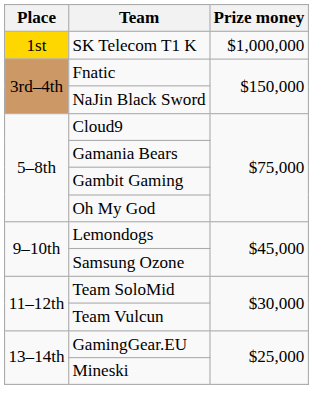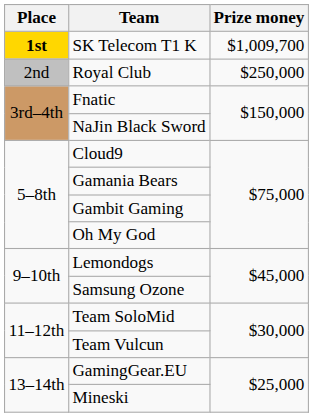(37, 45) normal -> (37, 45) bold
(266, 45) $1,000,000 -> (266, 45) $1,009,700
+ row: (112, 72)
